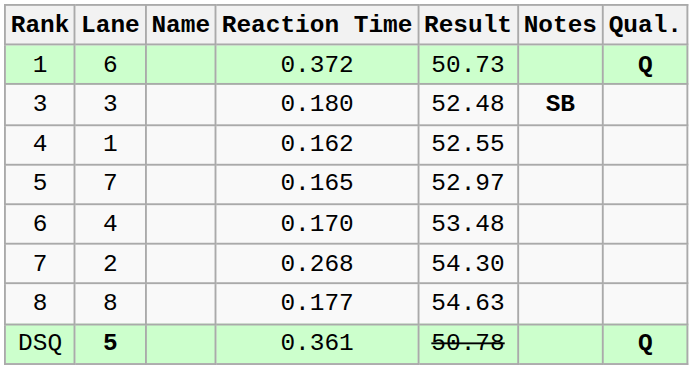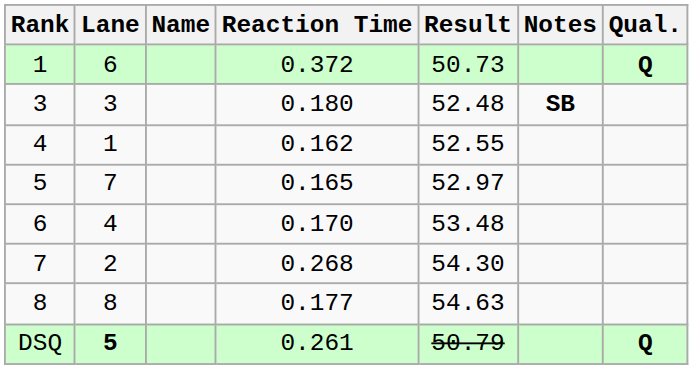(317, 344) 0.361 -> (317, 344) 0.261
(468, 344) 50.78 -> (468, 344) 50.79
